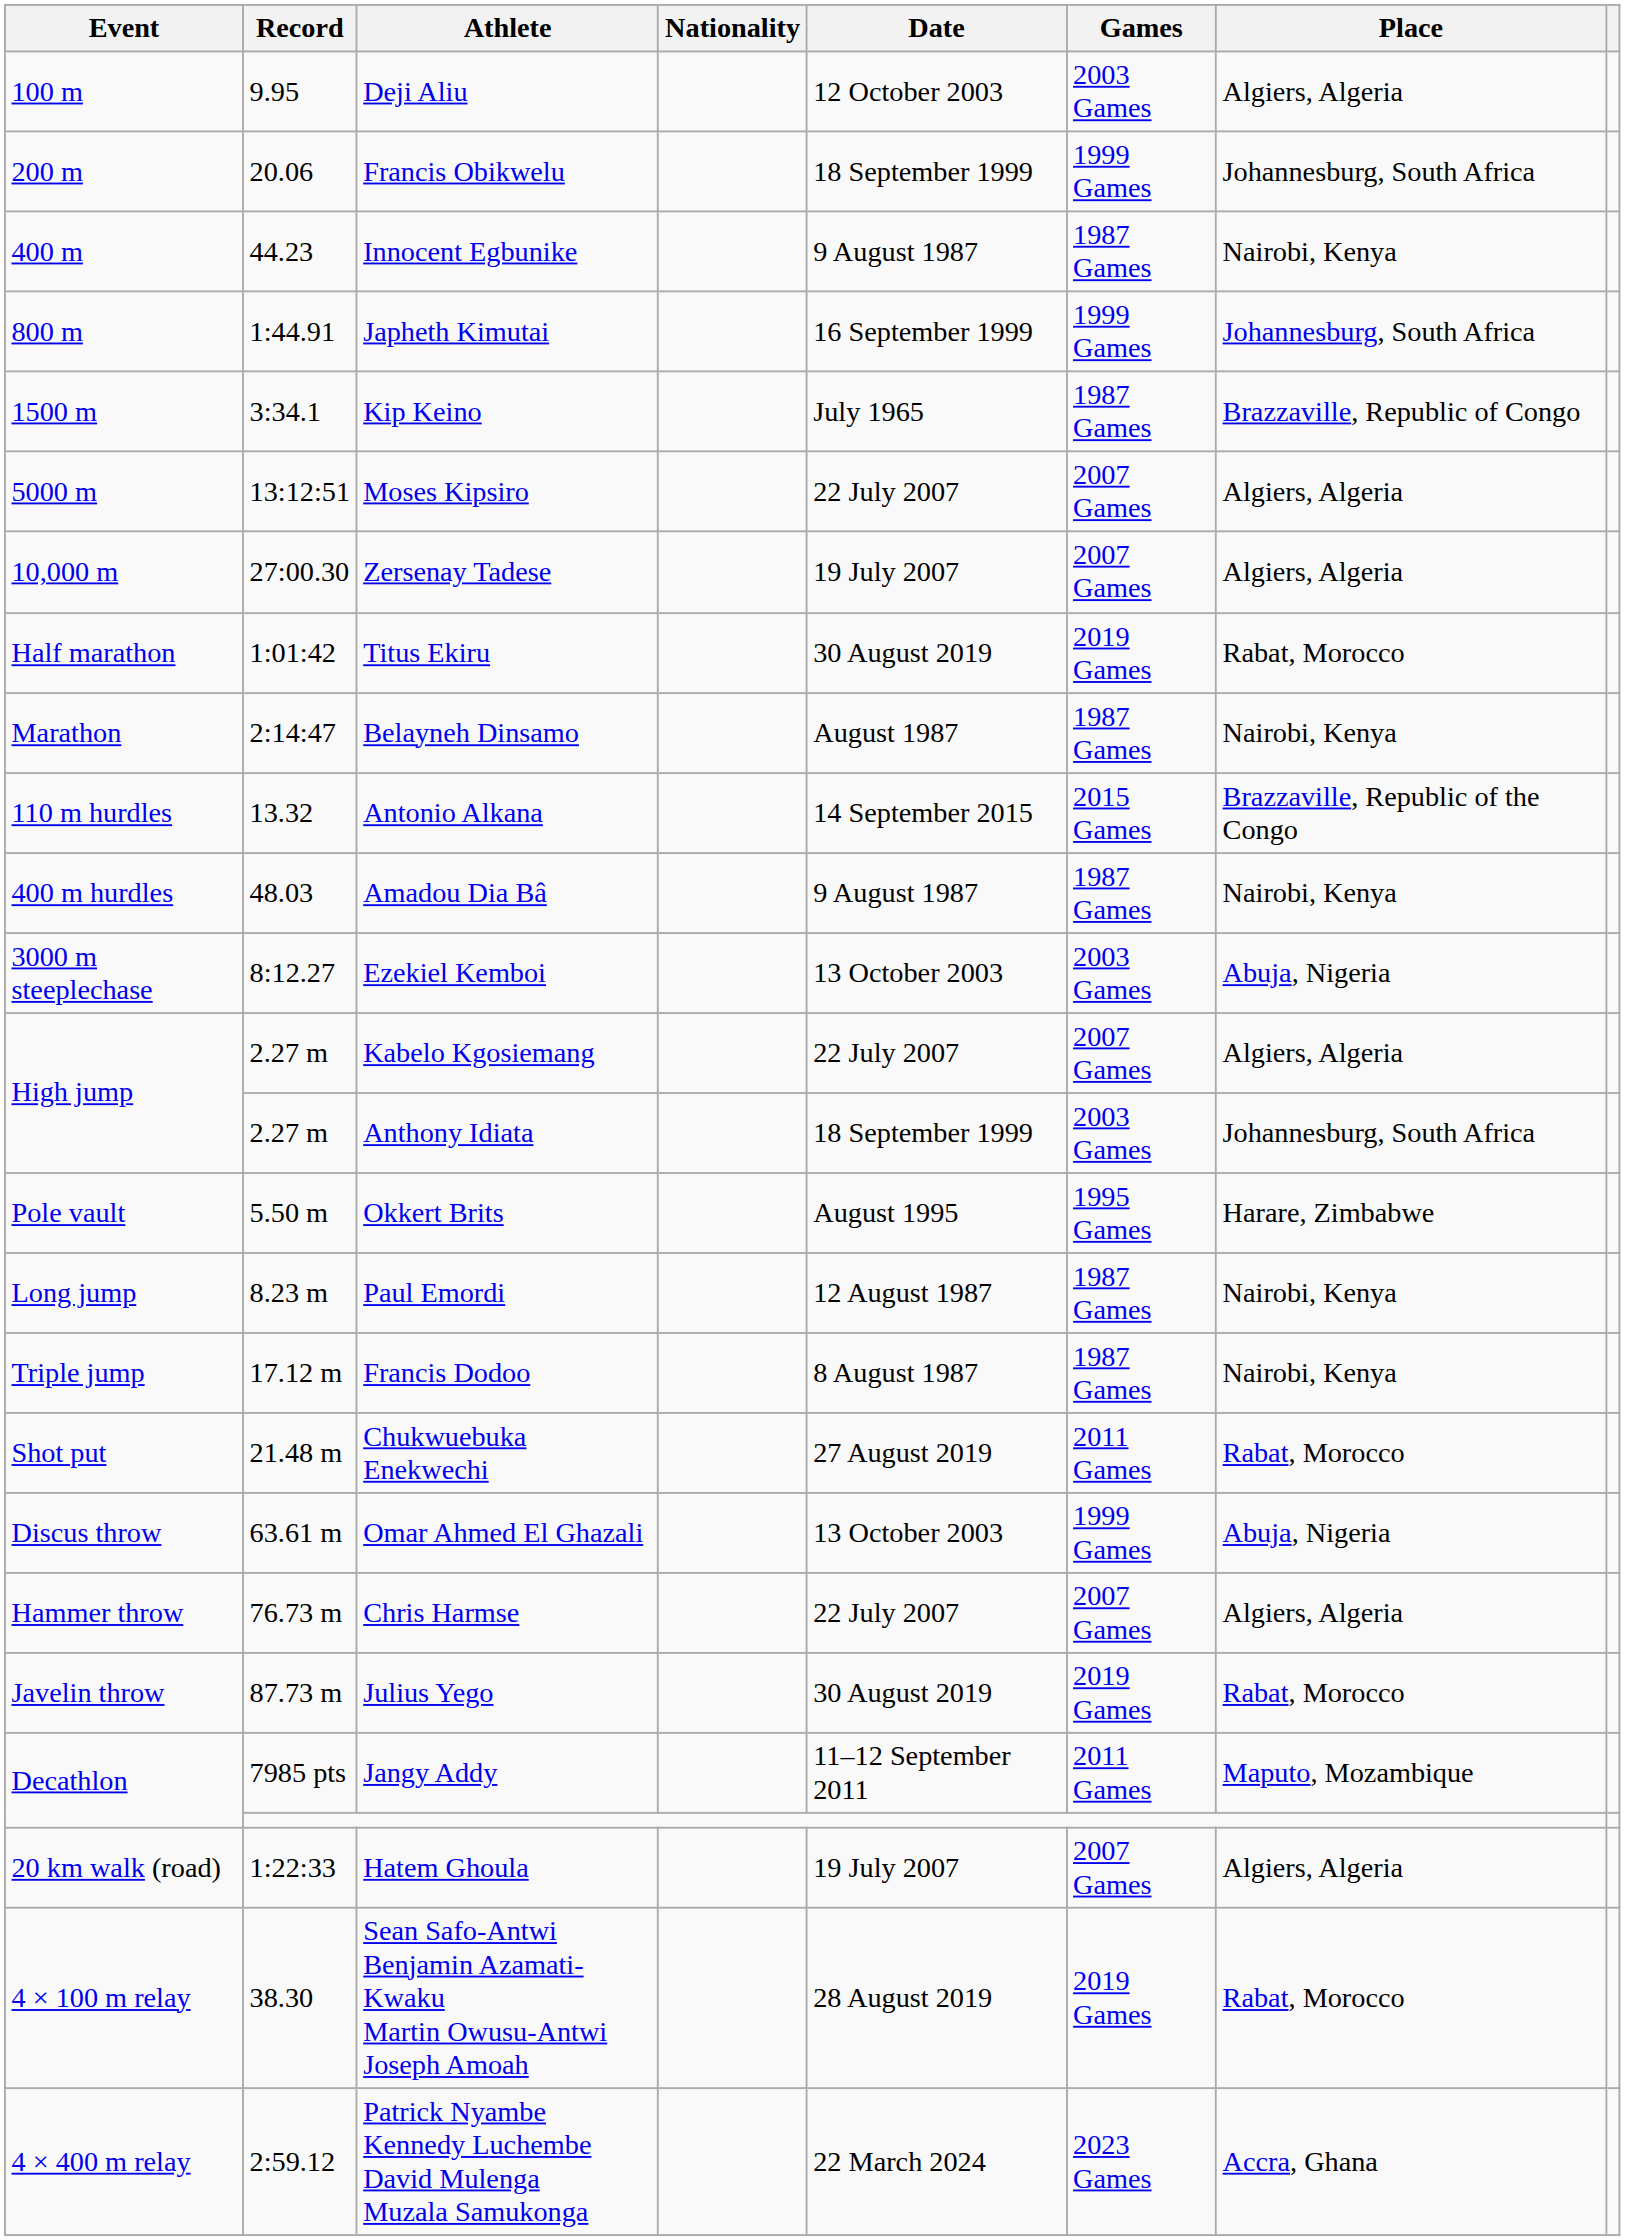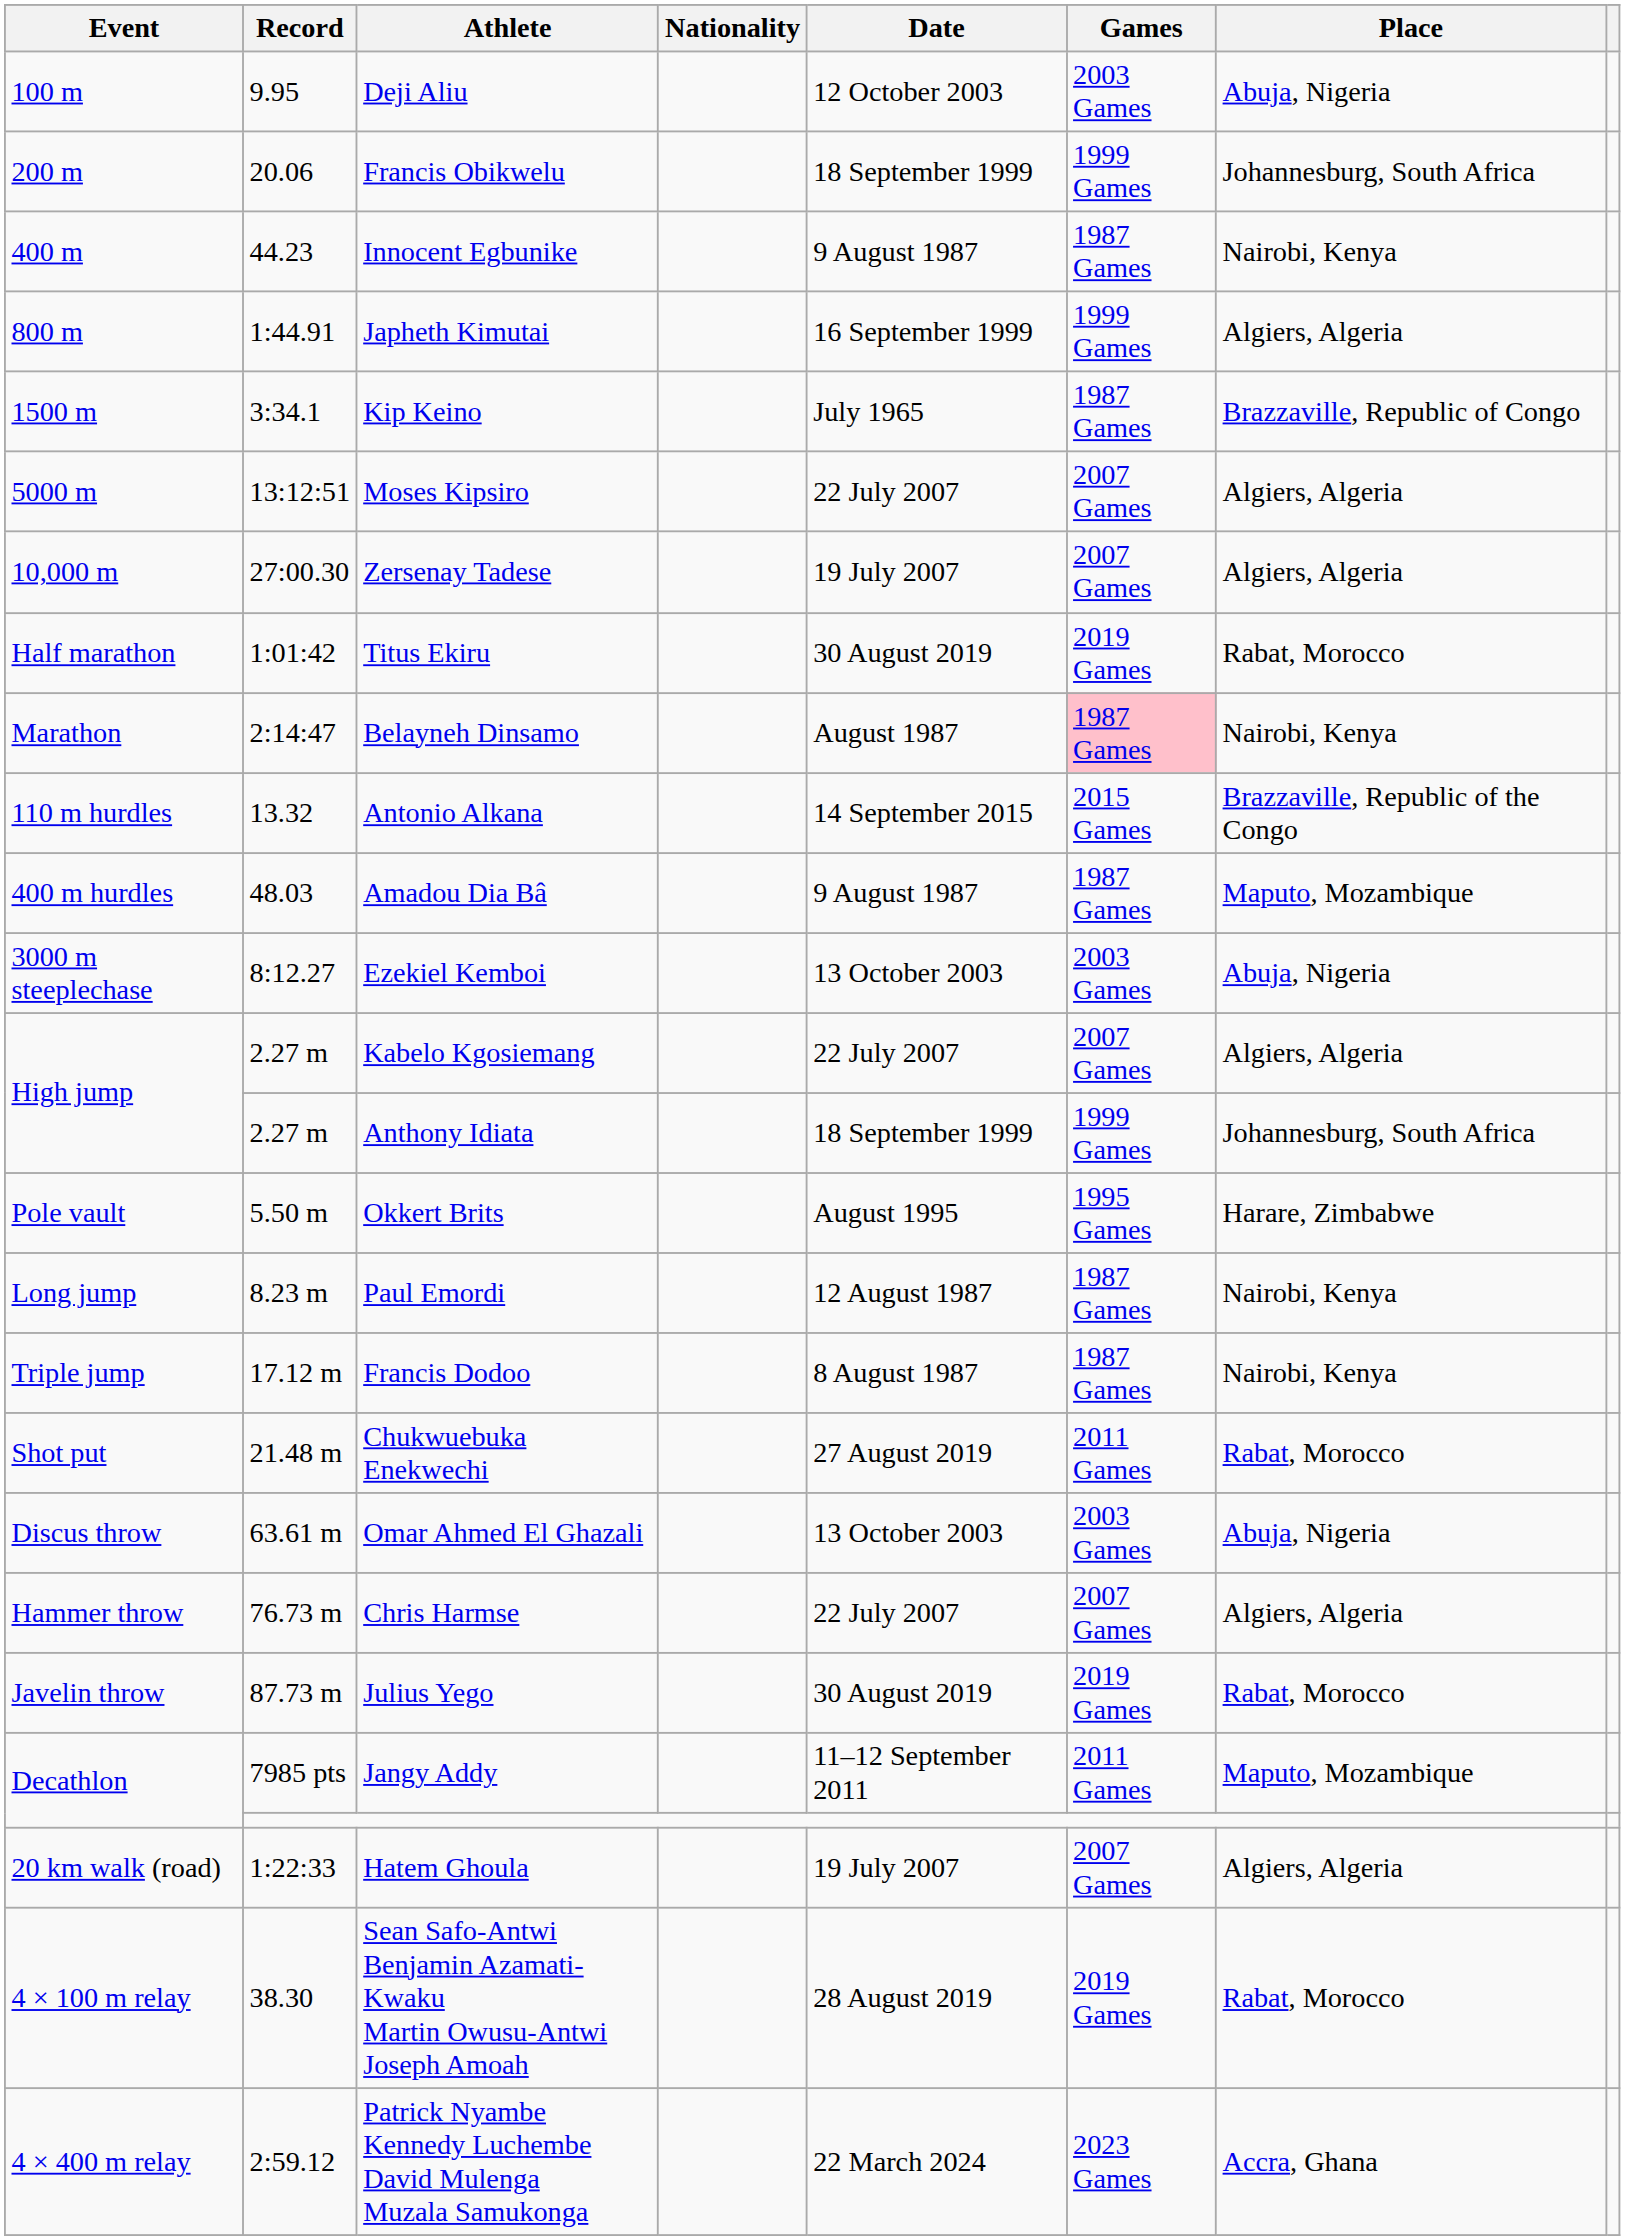(1313, 91) Algiers, Algeria -> (1307, 91) Abuja, Nigeria
(1379, 331) Johannesburg, South Africa -> (1313, 331) Algiers, Algeria
(1112, 732) no background -> (1112, 732) pink background
(1310, 892) Nairobi, Kenya -> (1348, 892) Maputo, Mozambique
(1112, 1132) 2003 Games -> (1112, 1132) 1999 Games
(1112, 1533) 1999 Games -> (1112, 1533) 2003 Games
